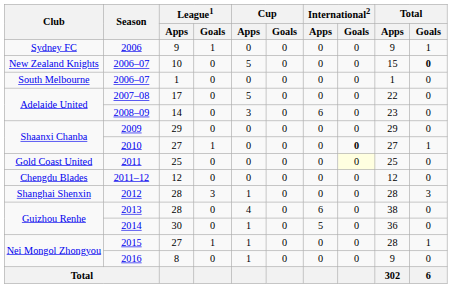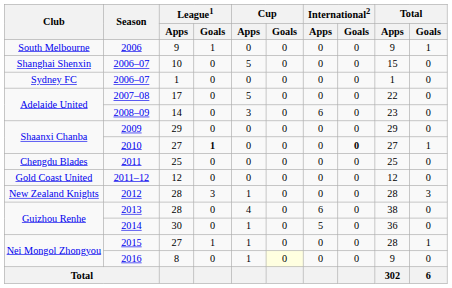(54, 47) Sydney FC -> (54, 47) South Melbourne
(54, 64) New Zealand Knights -> (54, 64) Shanghai Shenxin
(428, 64) bold -> (428, 64) normal
(54, 80) South Melbourne -> (54, 80) Sydney FC
(213, 145) normal -> (213, 145) bold
(54, 161) Gold Coast United -> (54, 161) Chengdu Blades
(356, 161) lightyellow background -> (356, 161) no background
(54, 177) Chengdu Blades -> (54, 177) Gold Coast United
(54, 194) Shanghai Shenxin -> (54, 194) New Zealand Knights
(285, 258) no background -> (285, 258) lightyellow background
